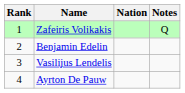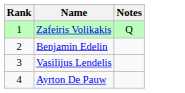- column: (132, 12)
